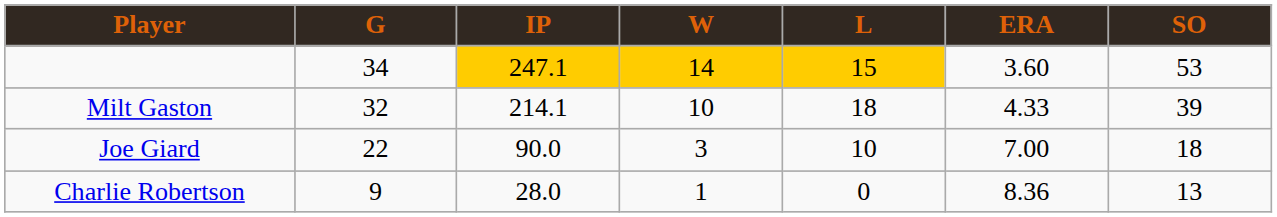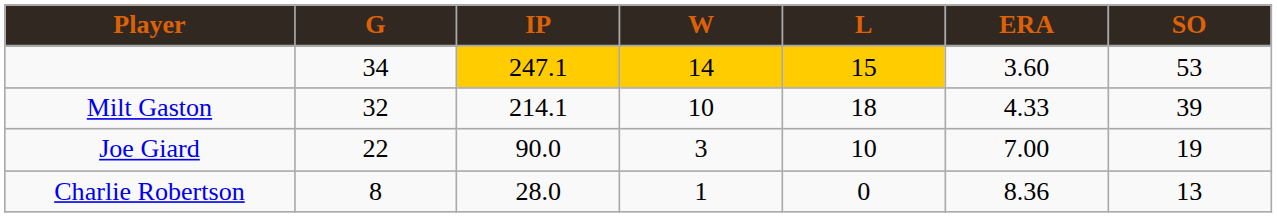(1189, 149) 18 -> (1189, 149) 19
(376, 190) 9 -> (376, 190) 8
